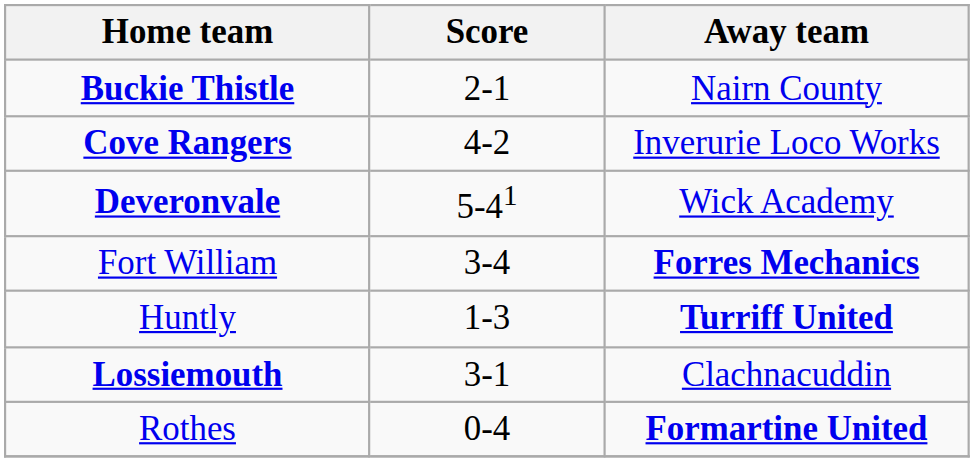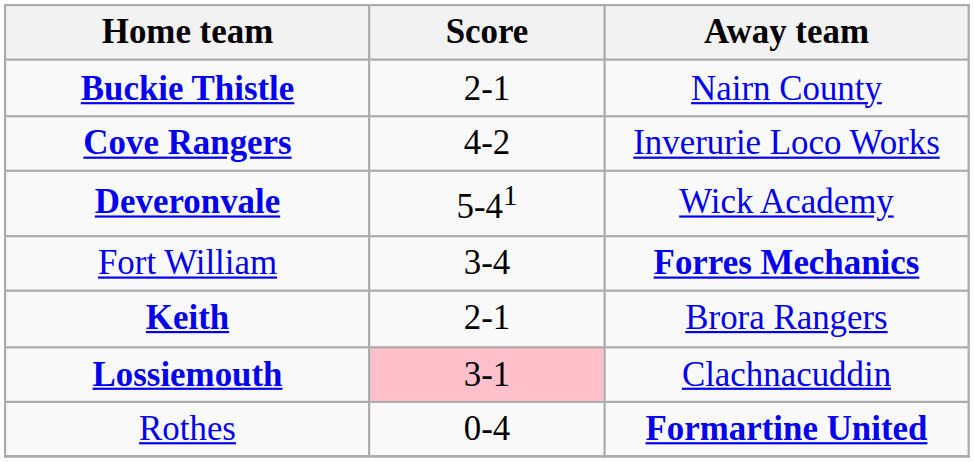- row: (188, 318)
+ row: (188, 318)
(487, 373) no background -> (487, 373) pink background
